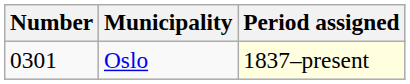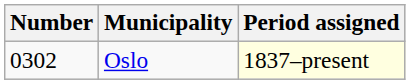(33, 60) 0301 -> (33, 60) 0302
